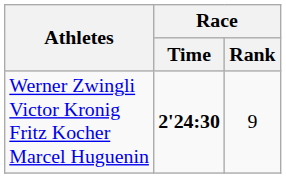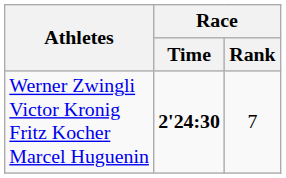(252, 122) 9 -> (252, 122) 7
